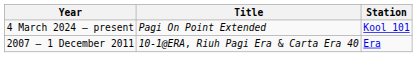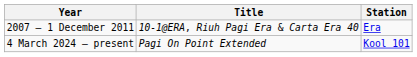rows swapped: (70, 44) <-> (70, 28)
